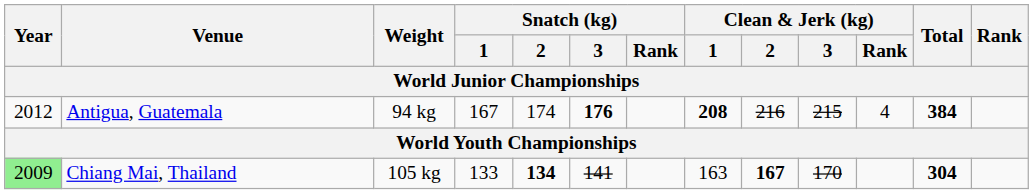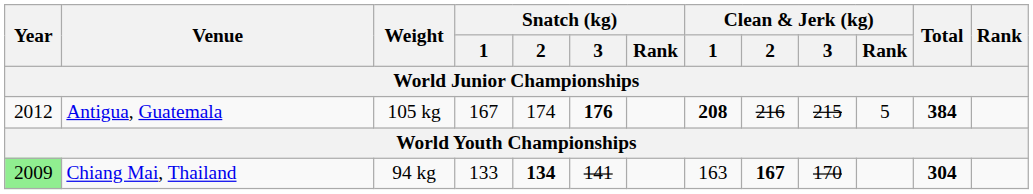(414, 111) 94 kg -> (414, 111) 105 kg
(885, 111) 4 -> (885, 111) 5
(414, 173) 105 kg -> (414, 173) 94 kg
